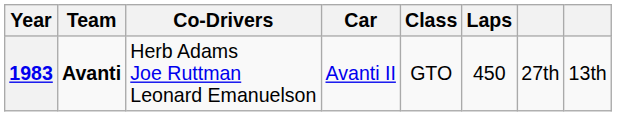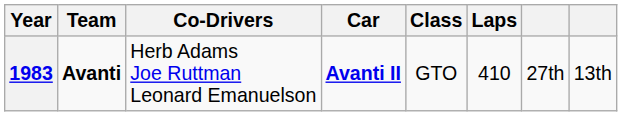(361, 73) normal -> (363, 73) bold
(489, 73) 450 -> (494, 73) 410
